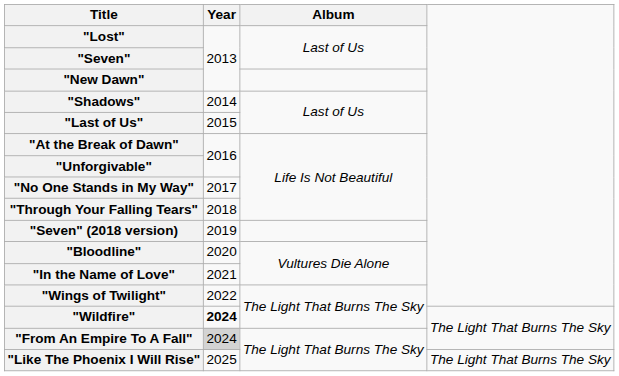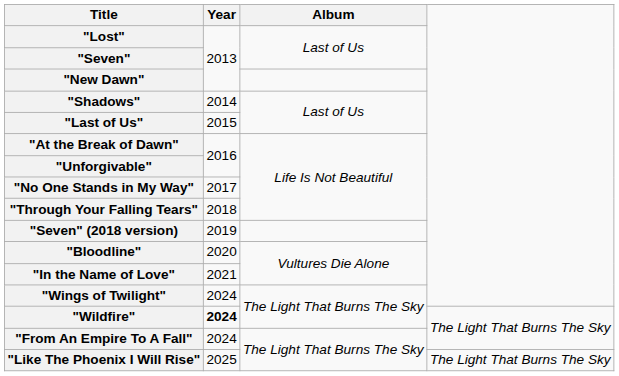(222, 295) 2022 -> (222, 295) 2024
(222, 338) lightgrey background -> (222, 338) no background
